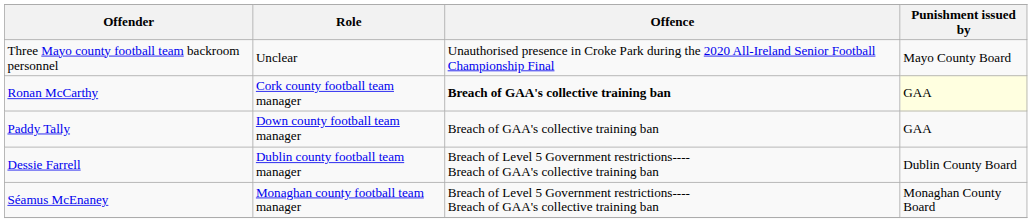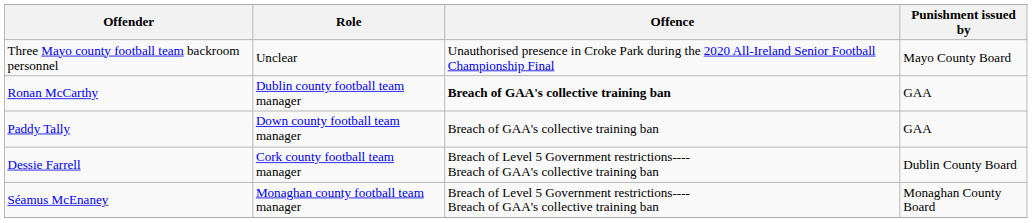(325, 93) Cork county football team manager -> (330, 93) Dublin county football team manager
(917, 93) lightyellow background -> (917, 93) no background
(330, 164) Dublin county football team manager -> (325, 164) Cork county football team manager
